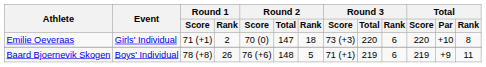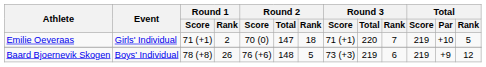(340, 40) 73 (+3) -> (340, 40) 71 (+1)
(394, 40) 6 -> (394, 40) 7
(421, 40) 220 -> (421, 40) 219
(468, 40) 8 -> (468, 40) 5
(340, 55) 71 (+1) -> (340, 55) 73 (+3)
(468, 55) 11 -> (468, 55) 12
